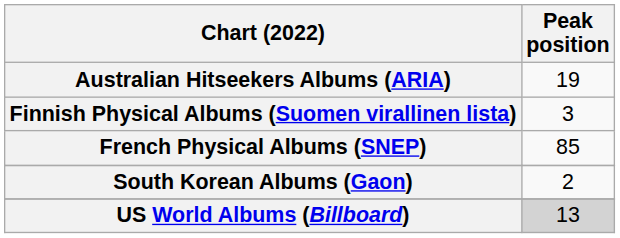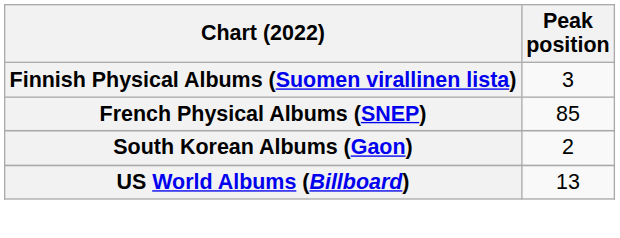- row: (263, 79)
(568, 215) lightgrey background -> (568, 181) no background
